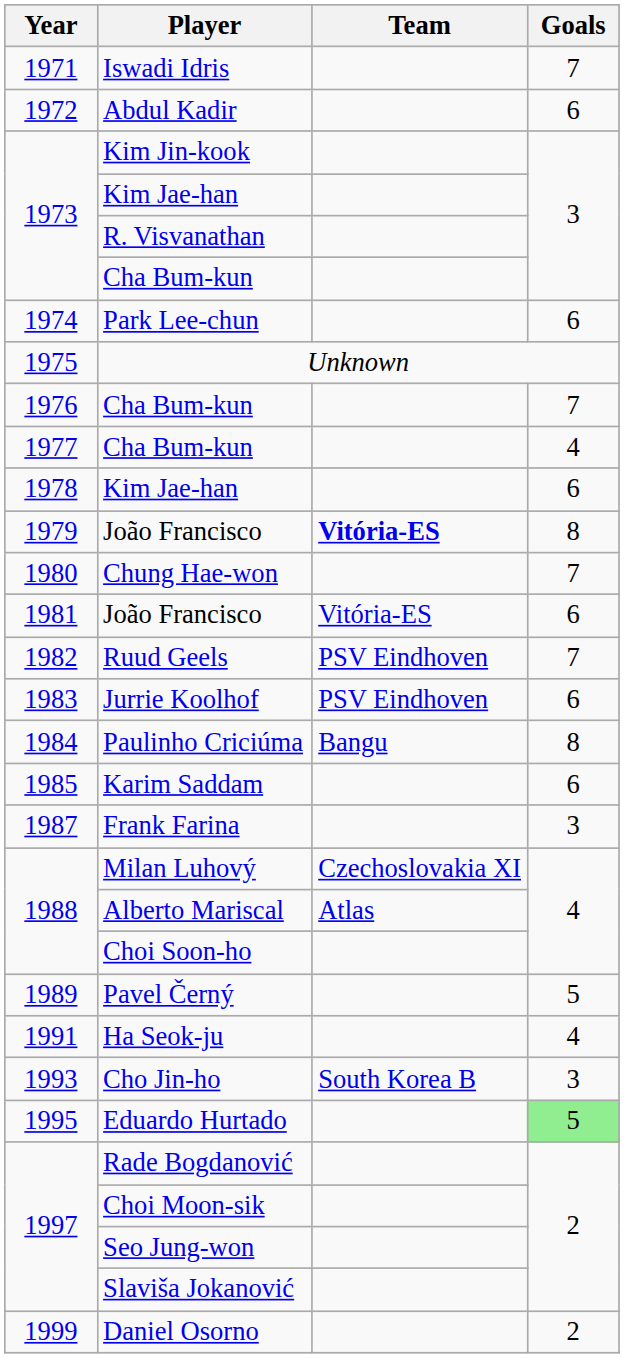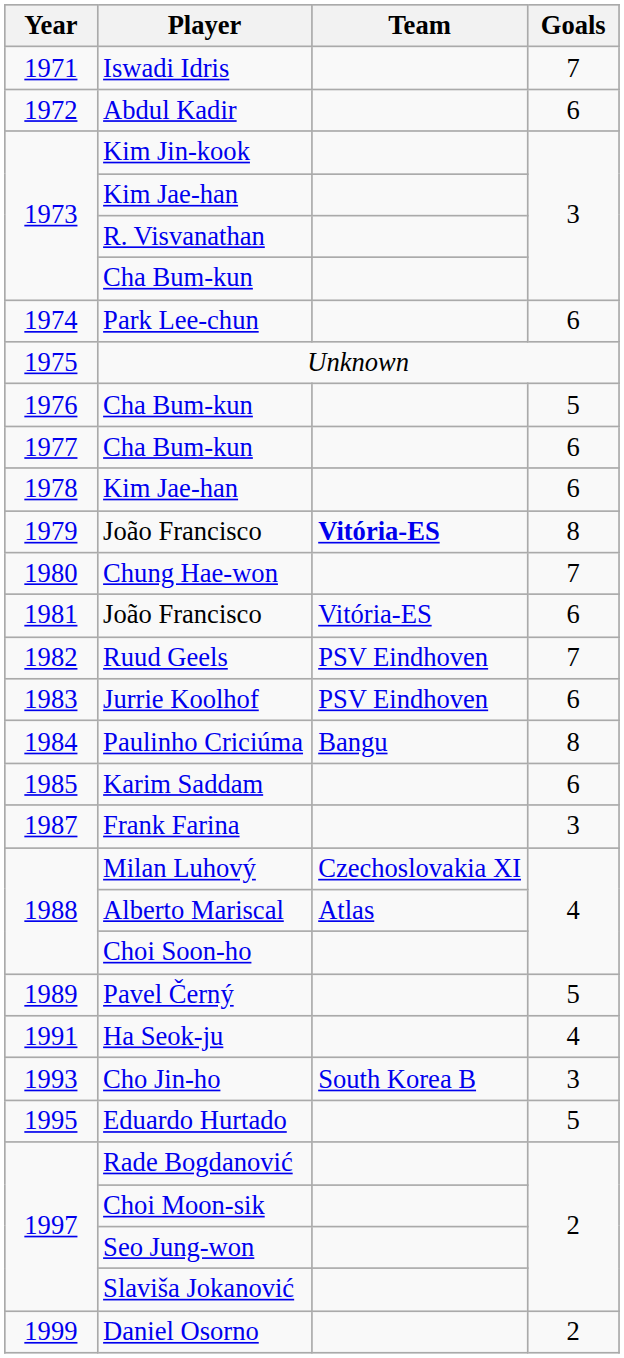(573, 404) 7 -> (573, 404) 5
(573, 446) 4 -> (573, 446) 6
(573, 1120) lightgreen background -> (573, 1120) no background
